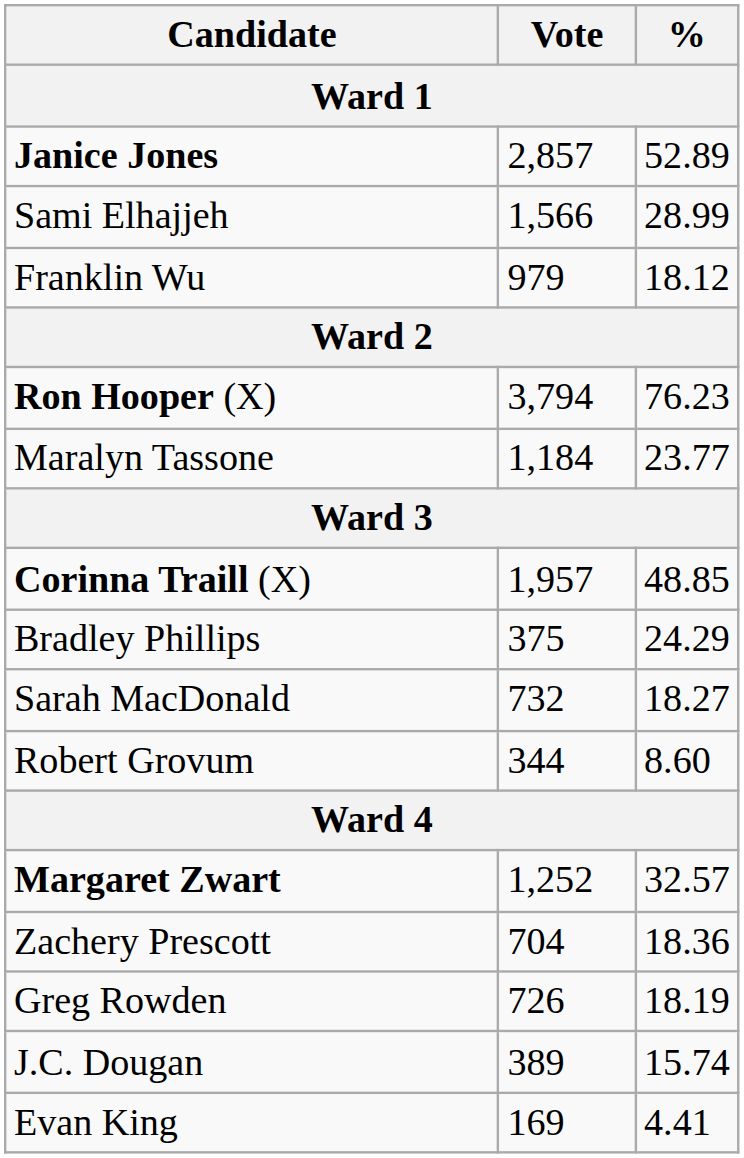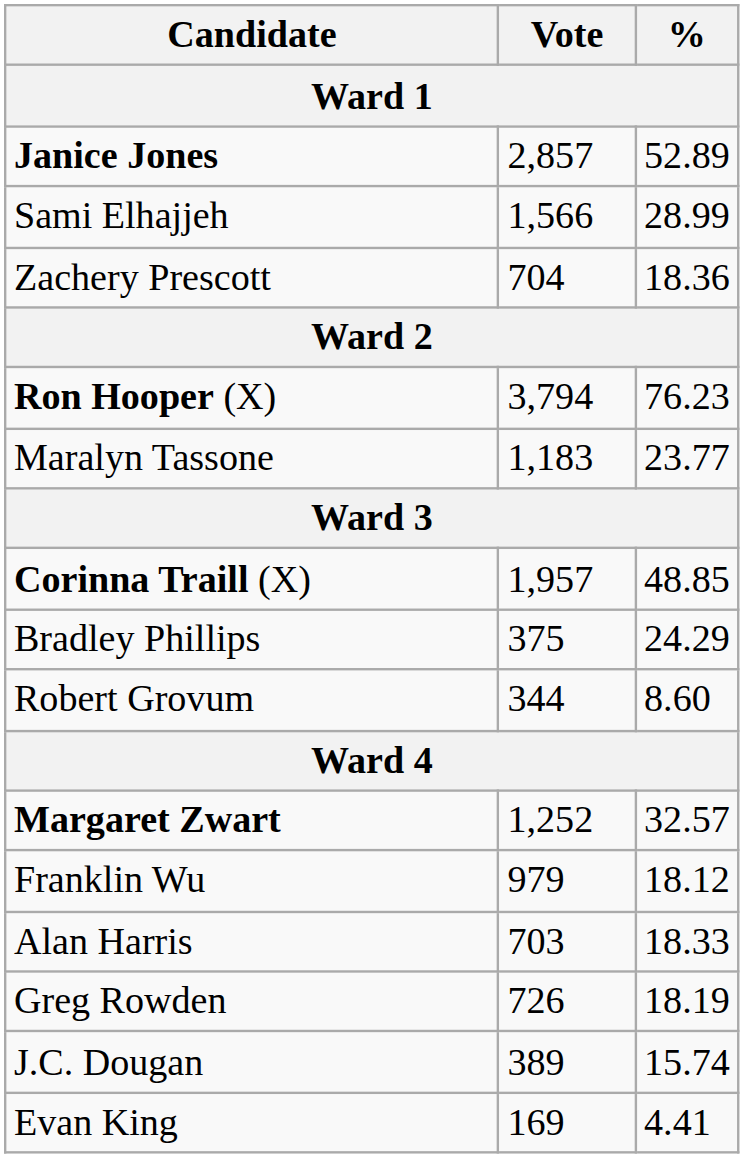rows swapped: (110, 276) <-> (142, 940)
(550, 457) 1,184 -> (550, 457) 1,183
- row: (152, 699)
+ row: (103, 940)
